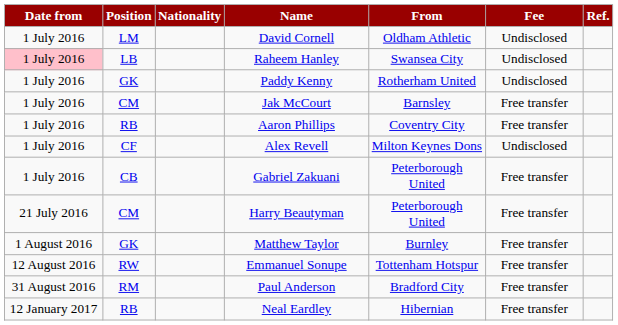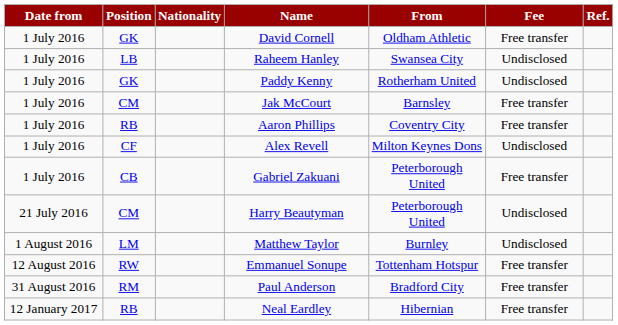(129, 37) LM -> (129, 37) GK
(534, 37) Undisclosed -> (534, 37) Free transfer
(54, 59) pink background -> (54, 59) no background
(534, 214) Free transfer -> (534, 214) Undisclosed
(129, 243) GK -> (129, 243) LM
(534, 243) Free transfer -> (534, 243) Undisclosed
